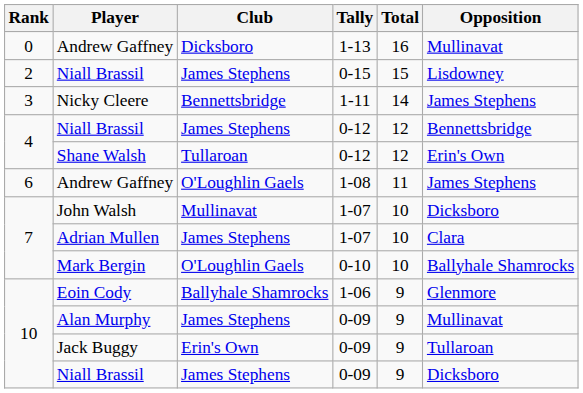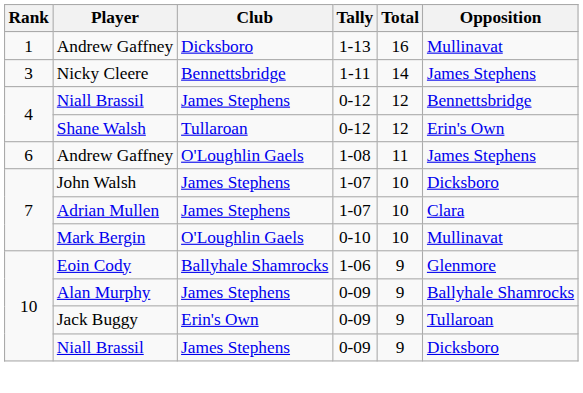(29, 45) 0 -> (29, 45) 1
- row: (100, 73)
(219, 210) Mullinavat -> (236, 182) James Stephens
(501, 264) Ballyhale Shamrocks -> (465, 237) Mullinavat
(465, 319) Mullinavat -> (501, 292) Ballyhale Shamrocks
